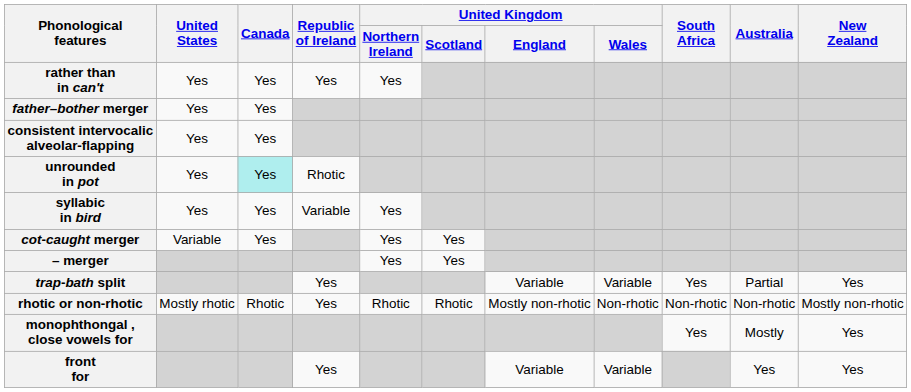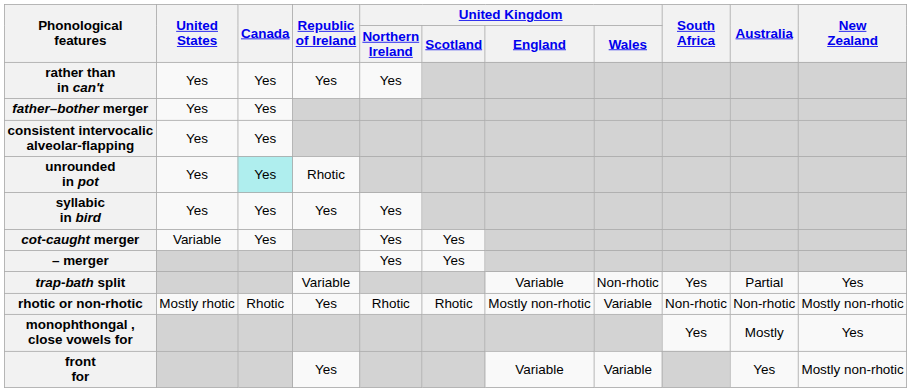(326, 211) Variable -> (326, 211) Yes
(326, 282) Yes -> (326, 282) Variable
(628, 282) Variable -> (628, 282) Non-rhotic
(628, 303) Non-rhotic -> (628, 303) Variable
(853, 369) Yes -> (853, 369) Mostly non-rhotic
